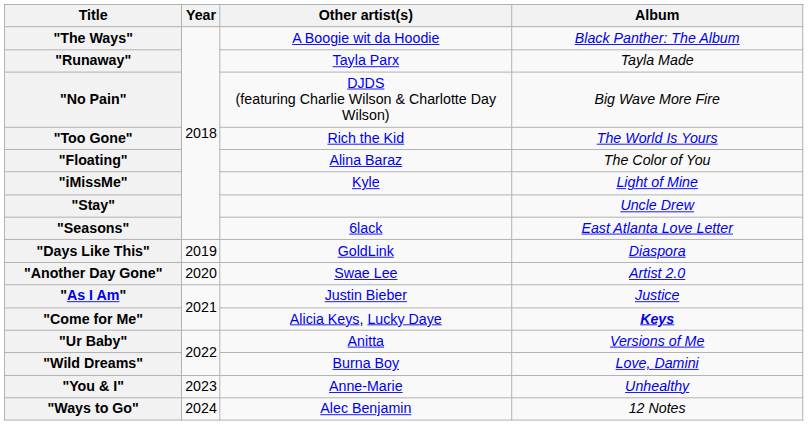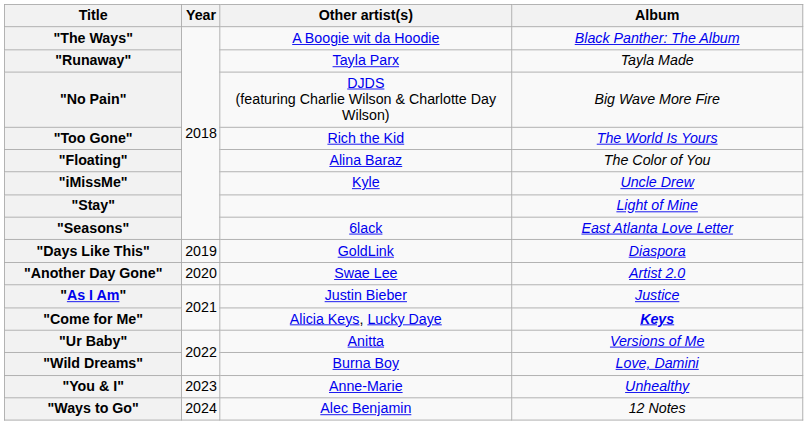(657, 183) Light of Mine -> (657, 183) Uncle Drew
(657, 205) Uncle Drew -> (657, 205) Light of Mine
